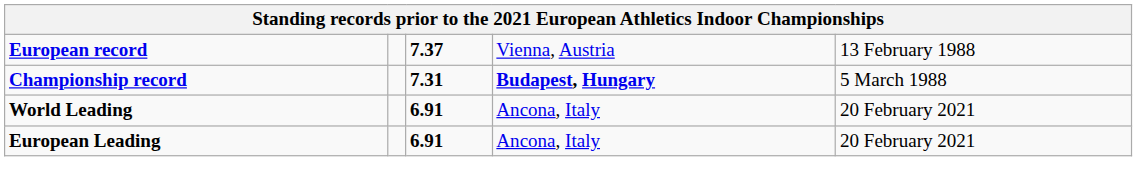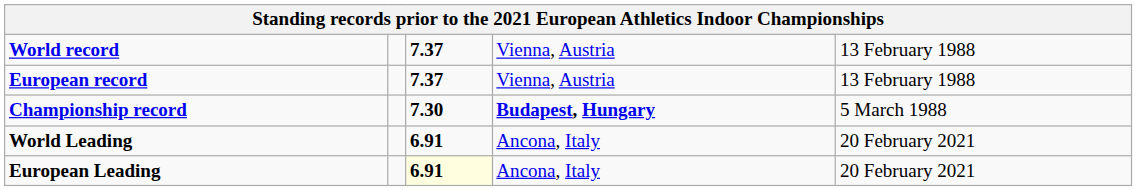+ row: (64, 49)
(427, 79) 7.31 -> (427, 110) 7.30
(427, 140) no background -> (427, 170) lightyellow background
